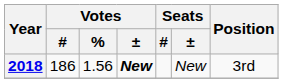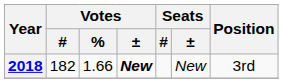(63, 66) 186 -> (63, 66) 182
(98, 66) 1.56 -> (98, 66) 1.66
